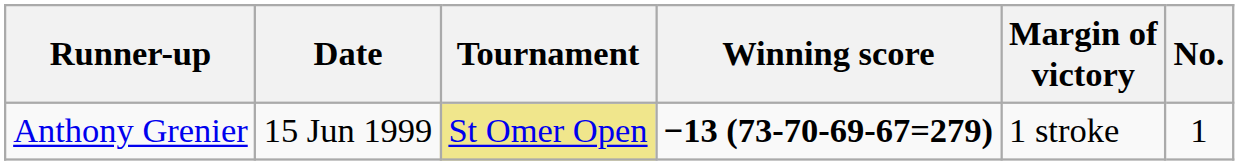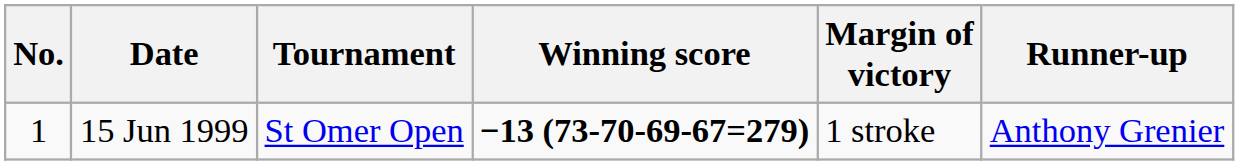columns swapped: (1199, 53) <-> (130, 53)
(548, 130) khaki background -> (364, 130) no background
